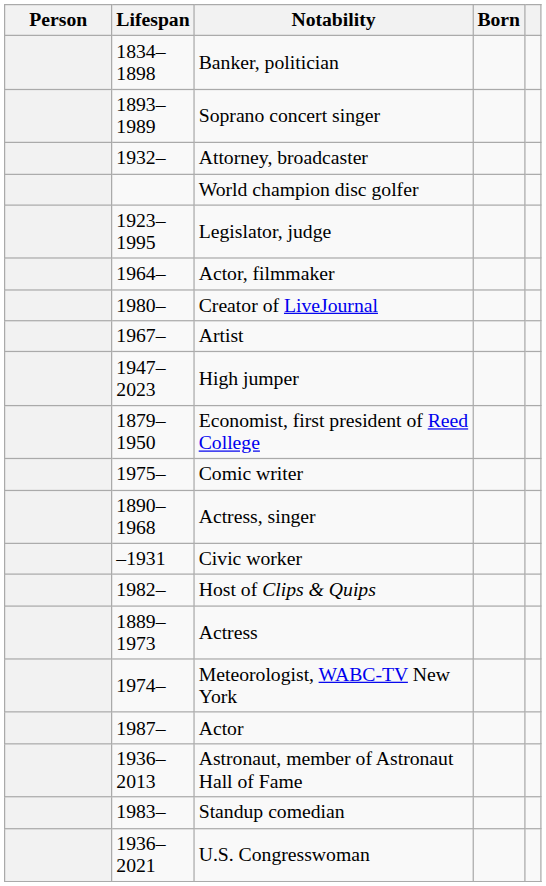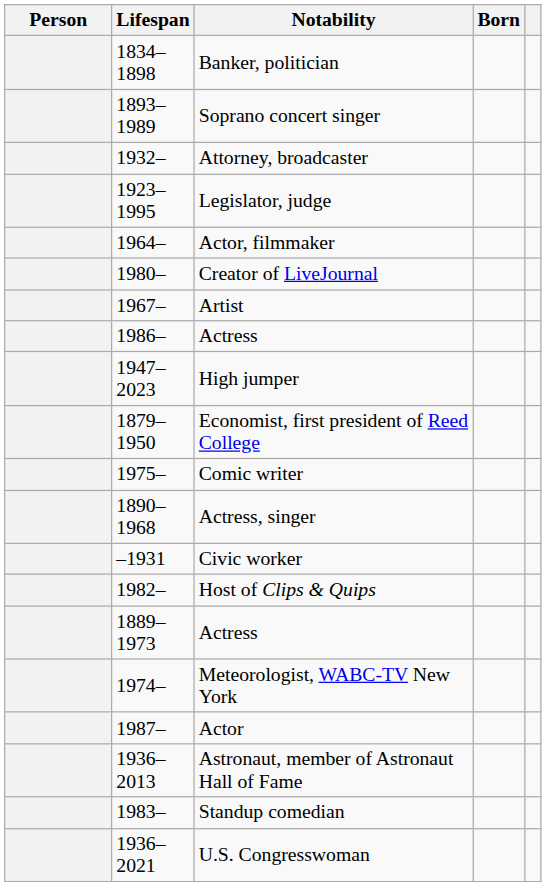- row: (153, 189)
+ row: (141, 336)
